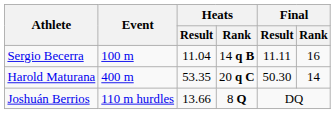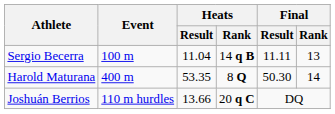(314, 56) 16 -> (314, 56) 13
(237, 77) 20 q C -> (237, 77) 8 Q
(237, 98) 8 Q -> (237, 98) 20 q C
